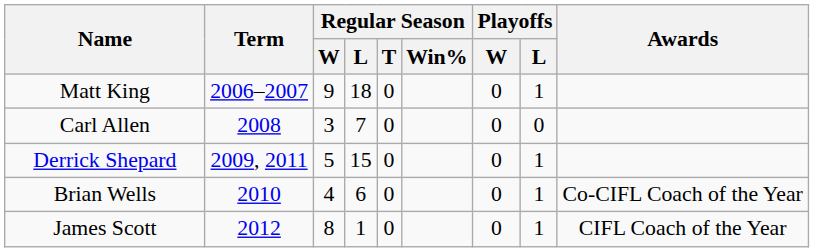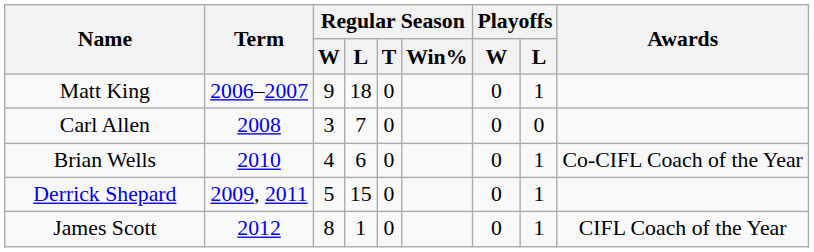rows swapped: (105, 194) <-> (105, 159)
